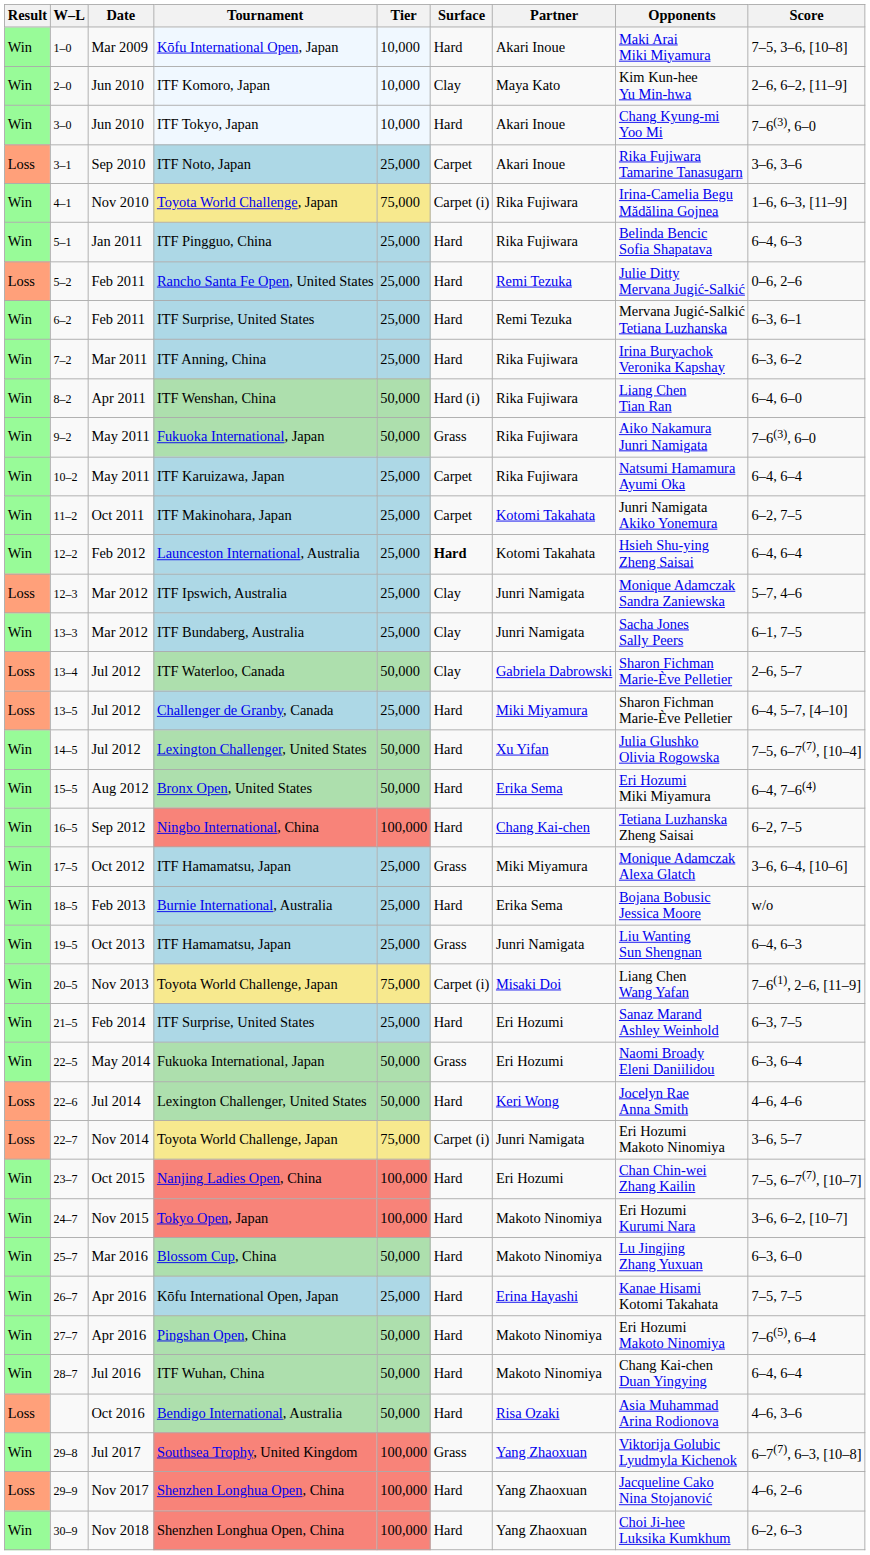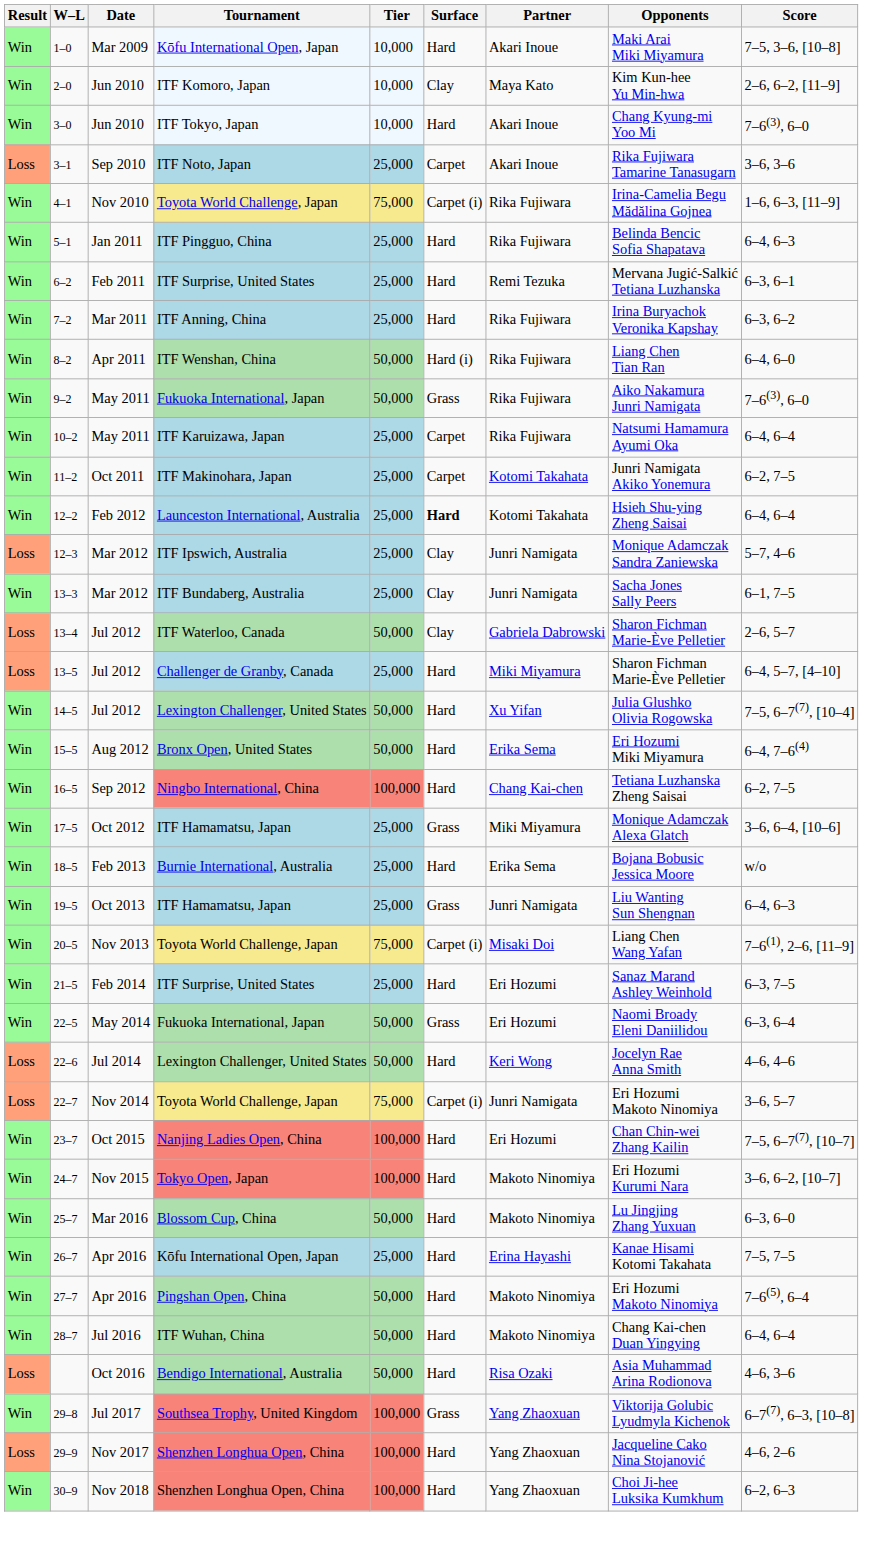- row: (63, 281)
